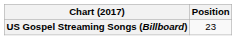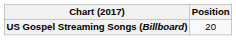(211, 27) 23 -> (211, 27) 20
